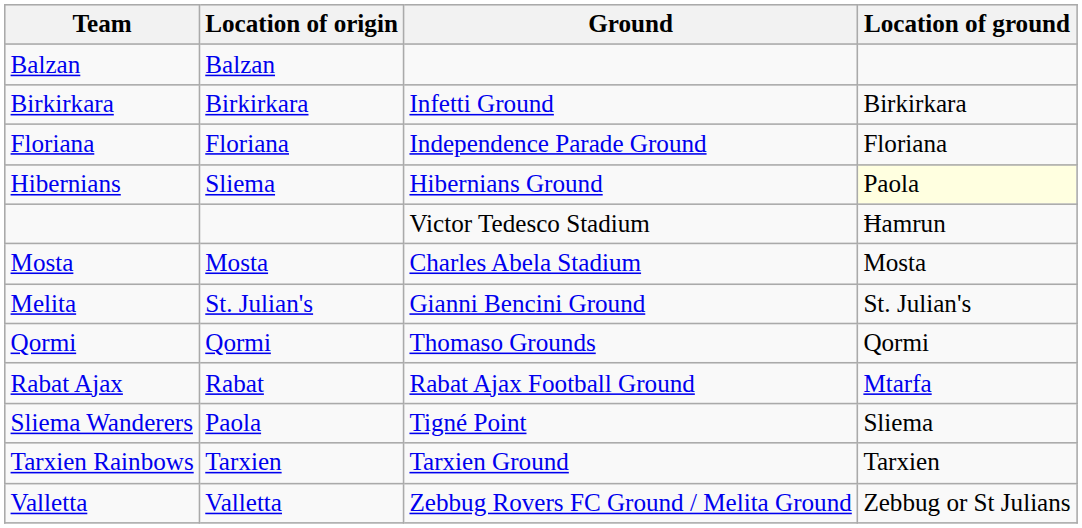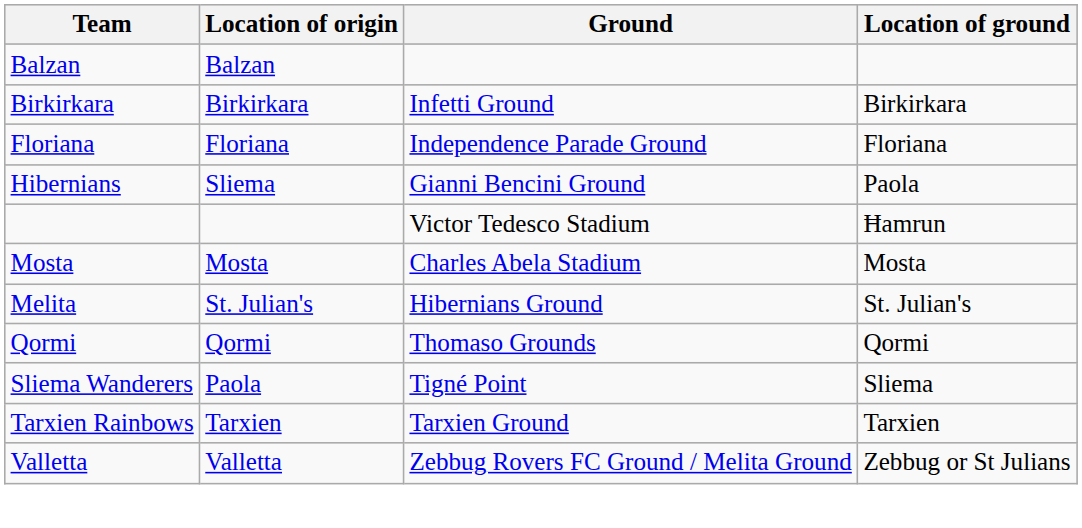(506, 183) Hibernians Ground -> (527, 183) Gianni Bencini Ground
(891, 183) lightyellow background -> (891, 183) no background
(527, 303) Gianni Bencini Ground -> (506, 303) Hibernians Ground
- row: (67, 382)
